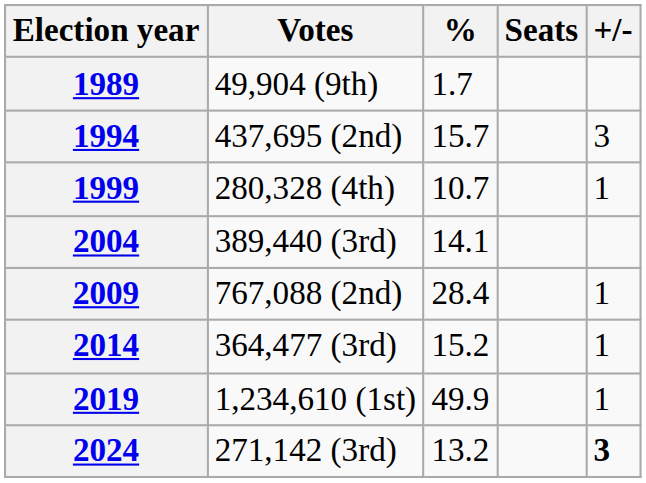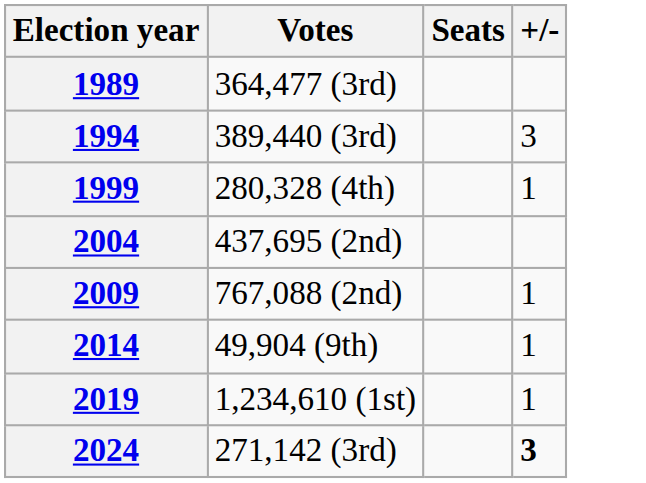- column: (460, 30)
(297, 83) 49,904 (9th) -> (306, 83) 364,477 (3rd)
(308, 135) 437,695 (2nd) -> (306, 135) 389,440 (3rd)
(306, 240) 389,440 (3rd) -> (308, 240) 437,695 (2nd)
(306, 345) 364,477 (3rd) -> (297, 345) 49,904 (9th)
